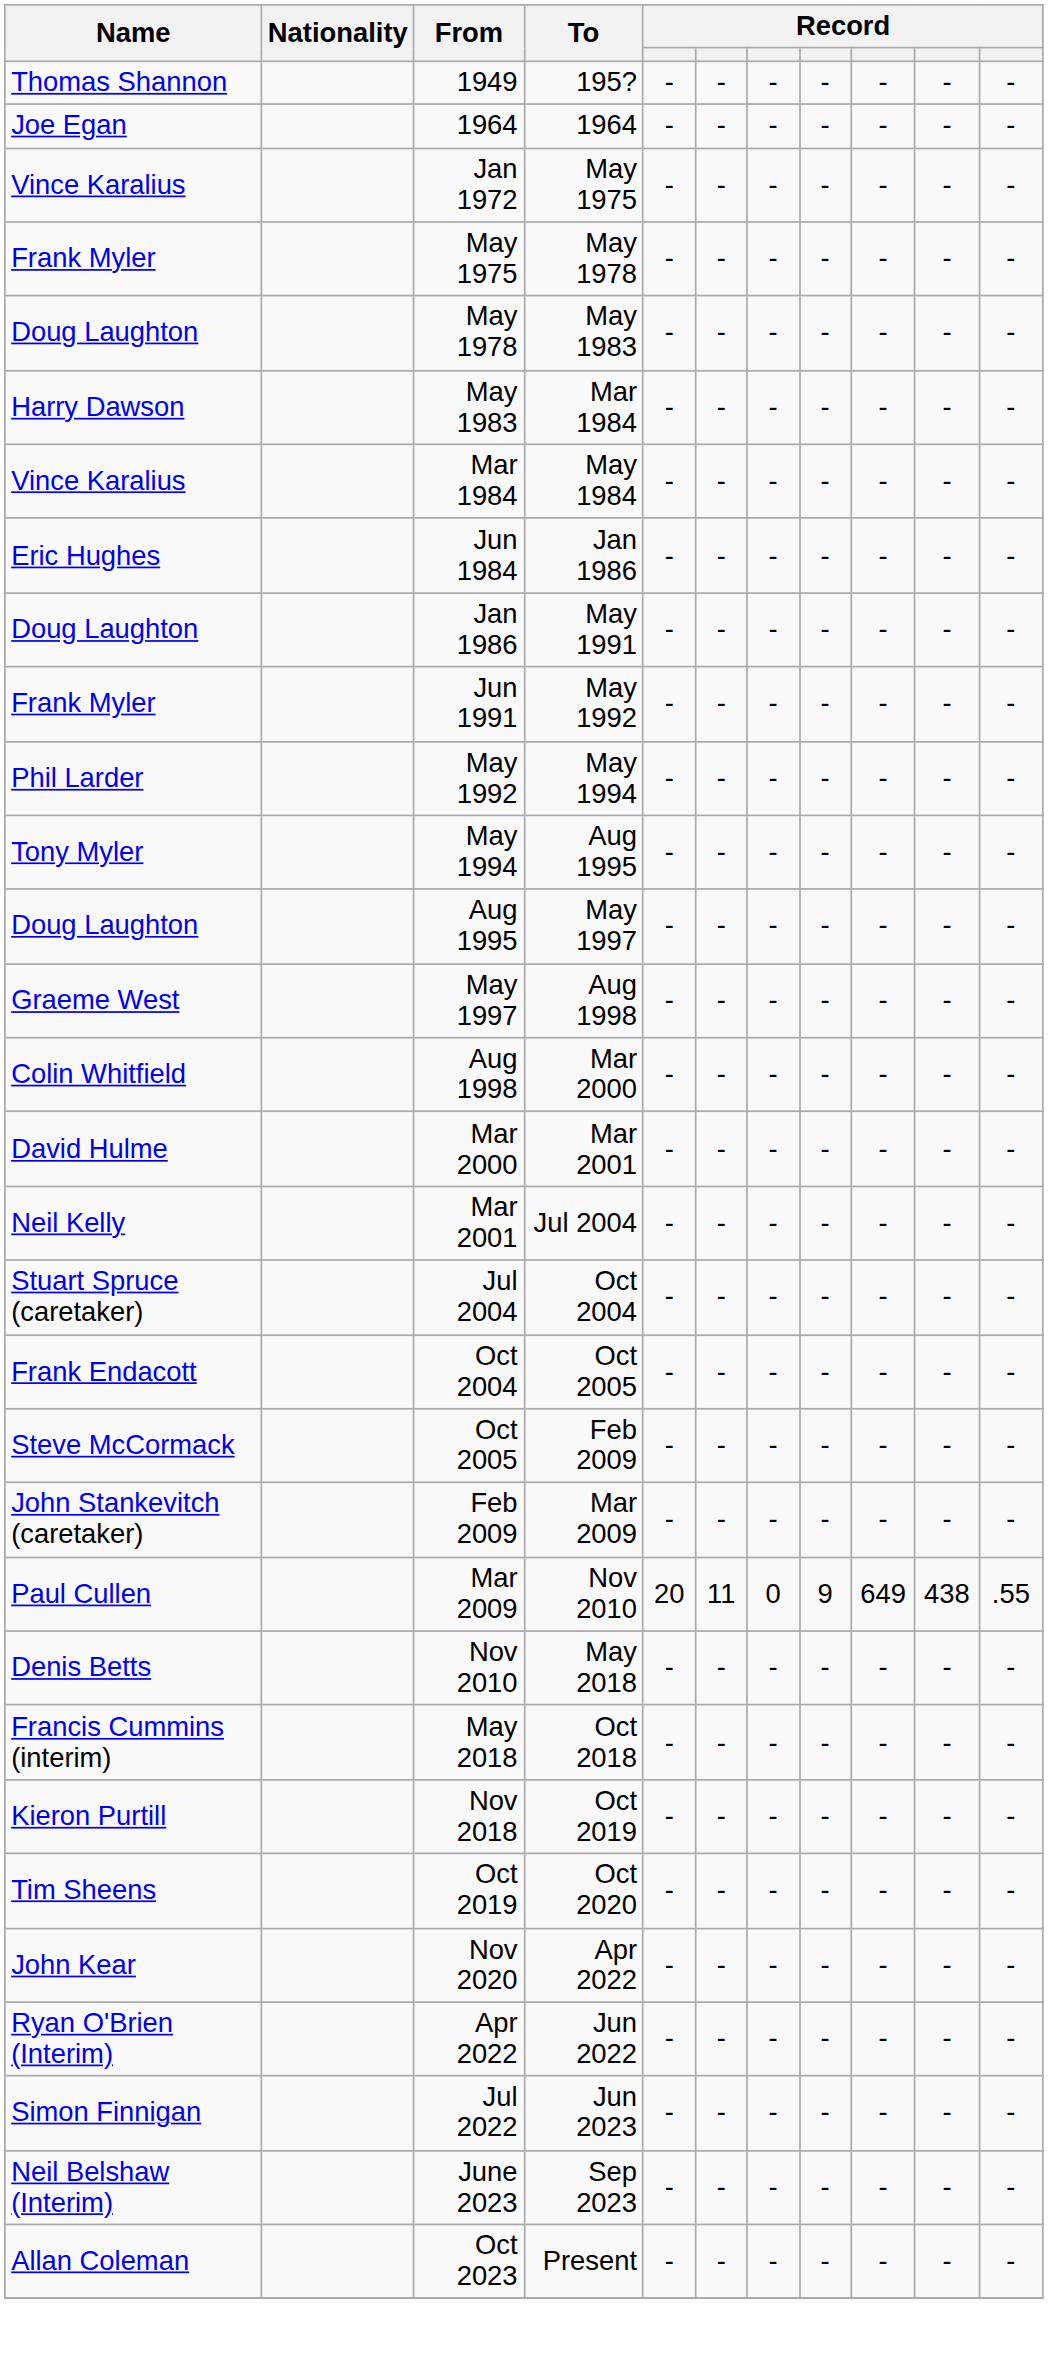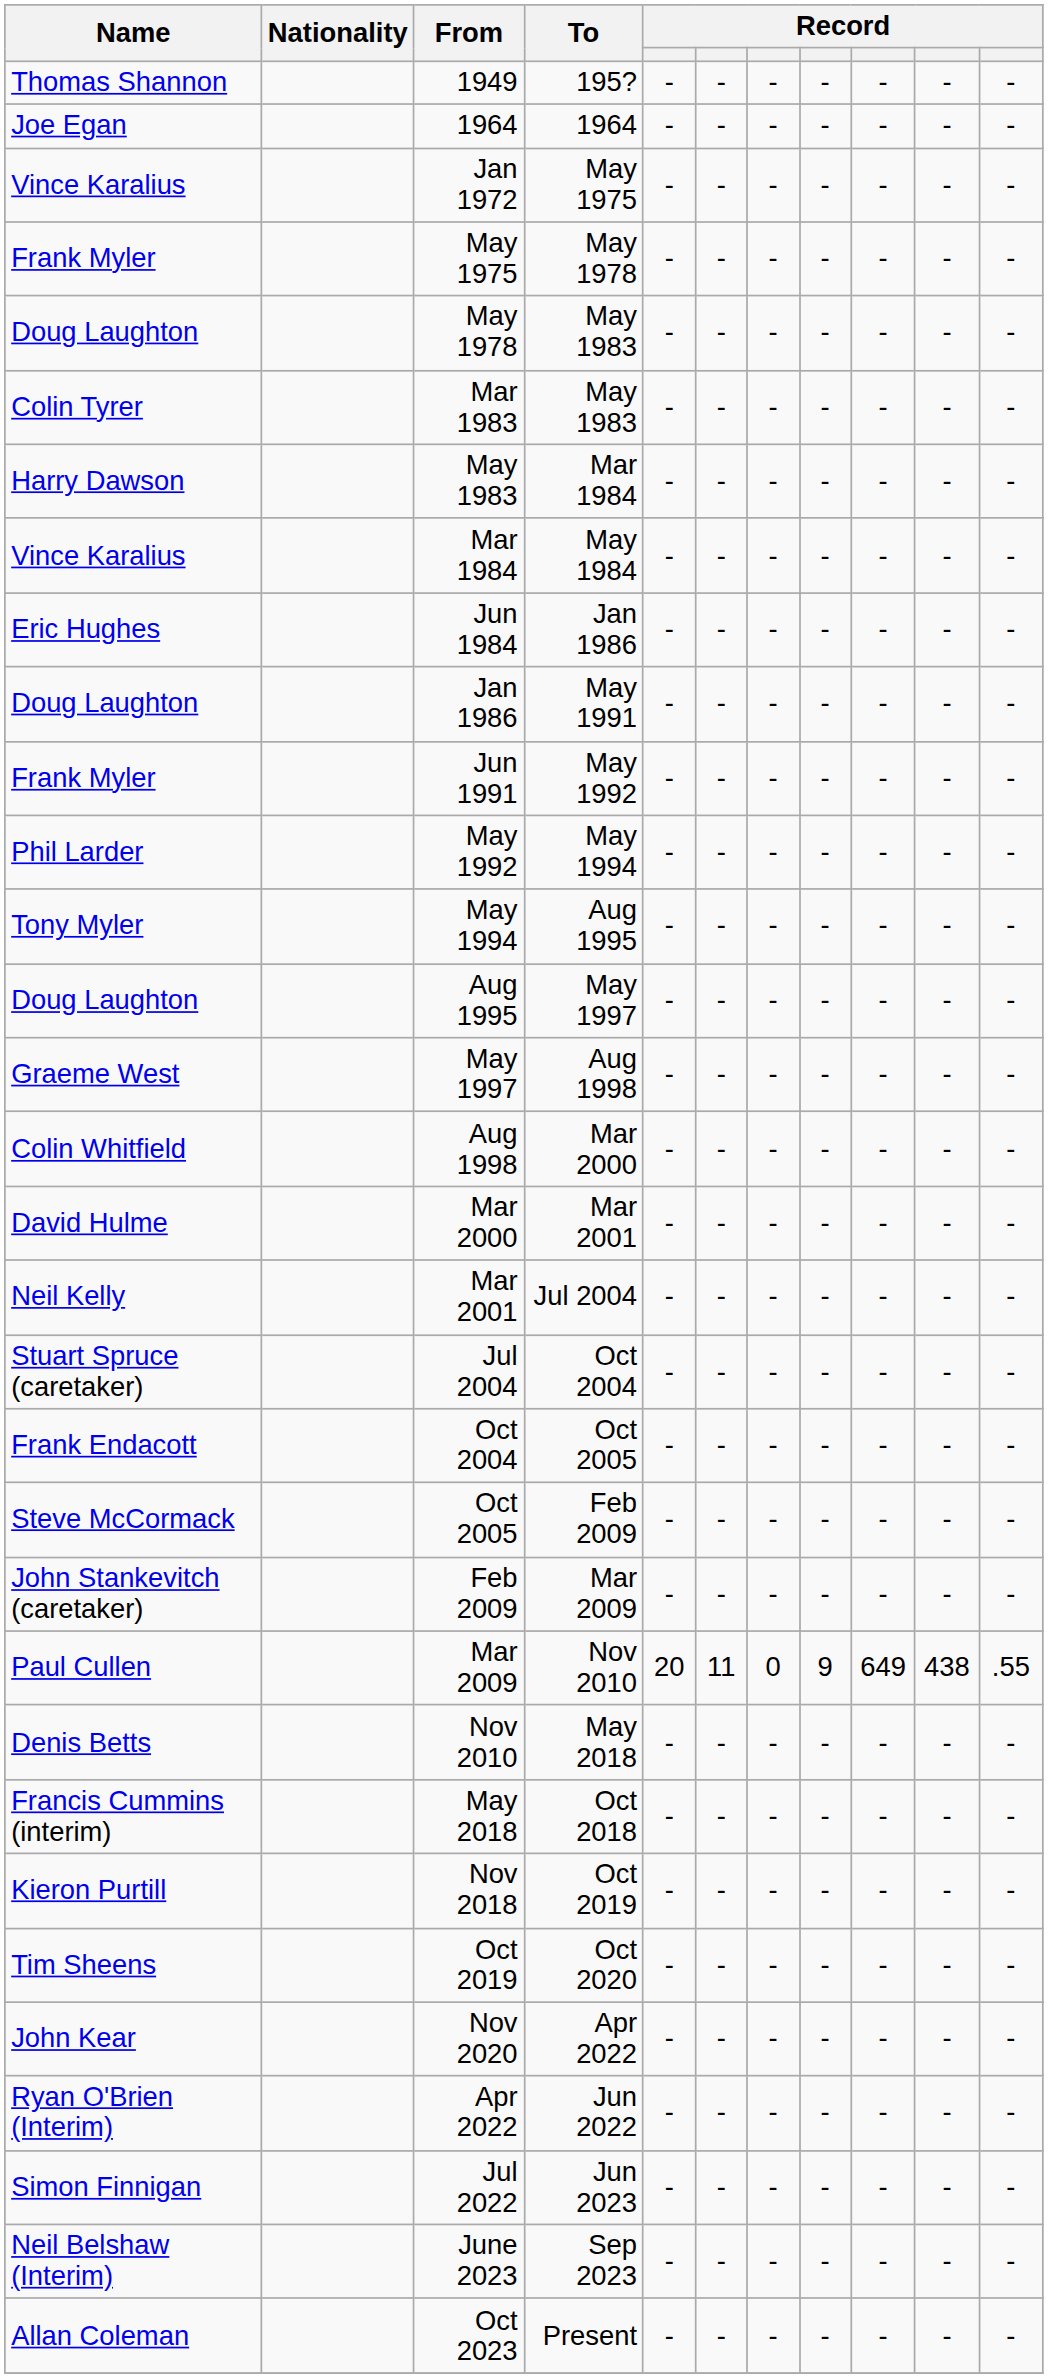+ row: (487, 406)
